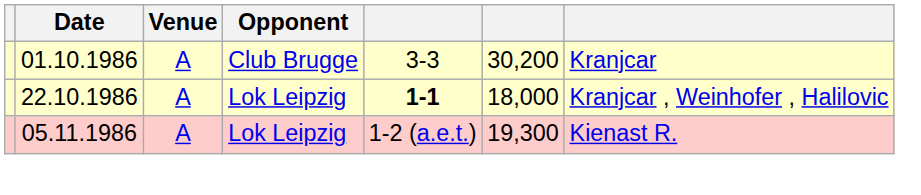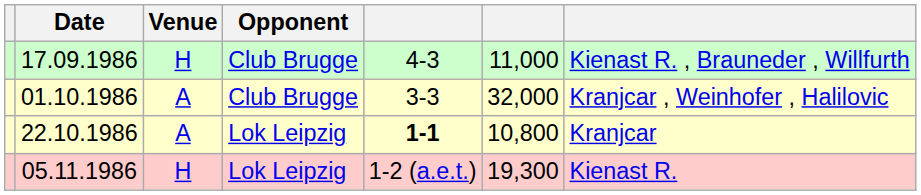+ row: (79, 60)
(523, 60) 30,200 -> (523, 97) 32,000
(613, 60) Kranjcar -> (729, 97) Kranjcar , Weinhofer , Halilovic
(523, 97) 18,000 -> (523, 134) 10,800
(729, 97) Kranjcar , Weinhofer , Halilovic -> (613, 134) Kranjcar
(183, 134) A -> (183, 171) H
